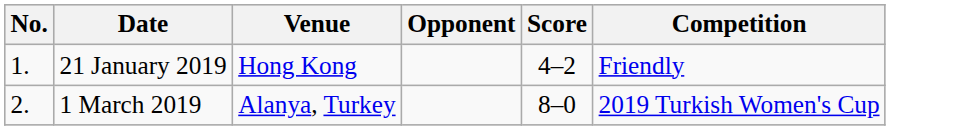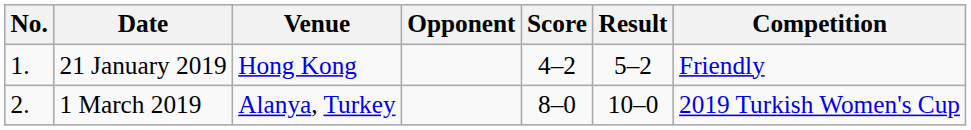+ column: (633, 24)
